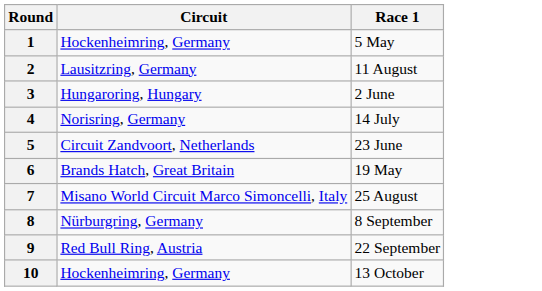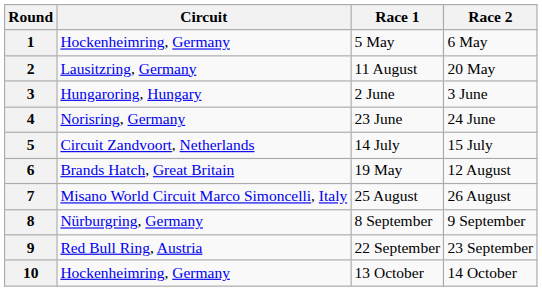+ column: (490, 16)
(377, 119) 14 July -> (378, 119) 23 June
(378, 144) 23 June -> (377, 144) 14 July
